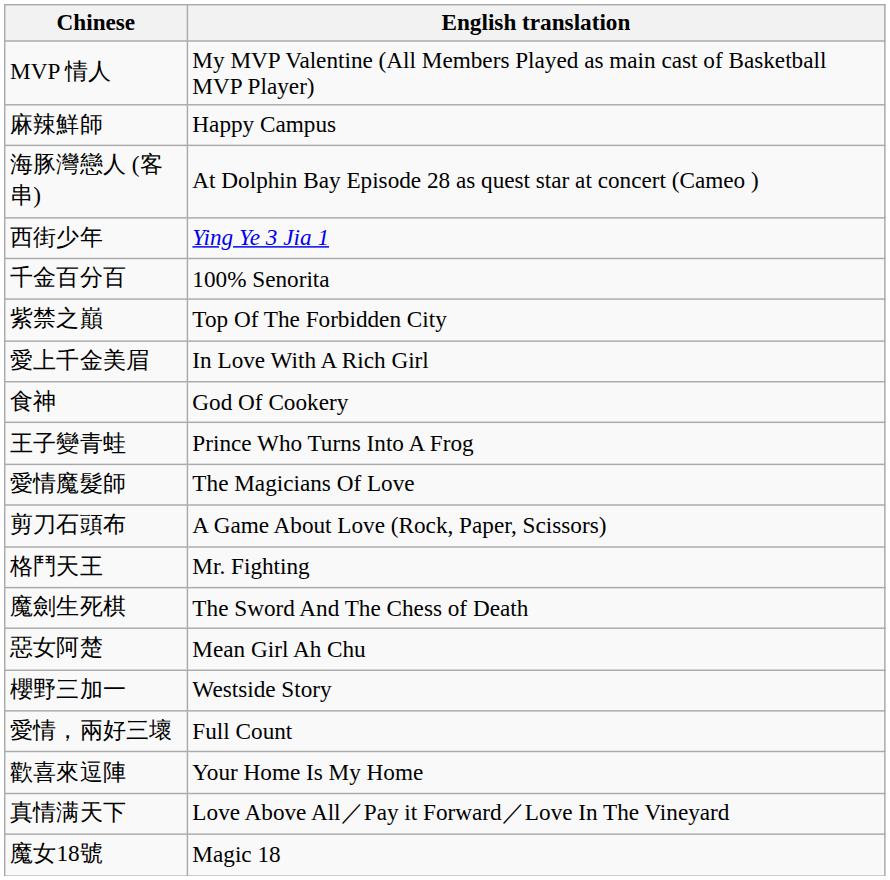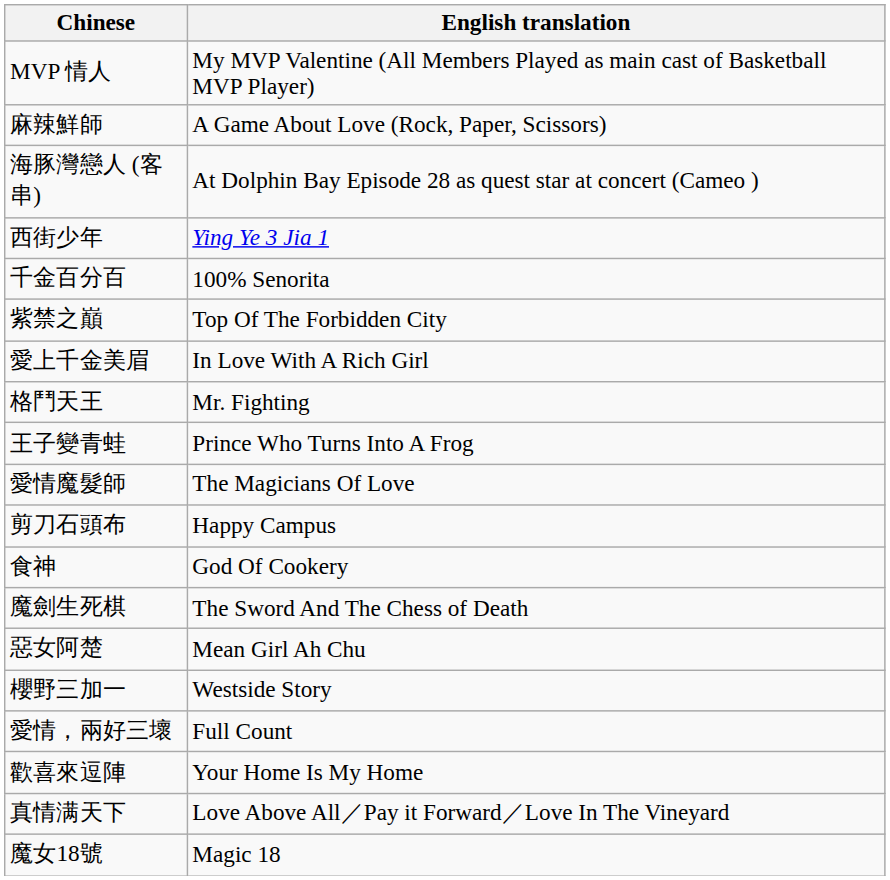(264, 124) Happy Campus -> (399, 124) A Game About Love (Rock, Paper, Scissors)
rows swapped: (56, 565) <-> (33, 401)
(399, 525) A Game About Love (Rock, Paper, Scissors) -> (264, 525) Happy Campus
